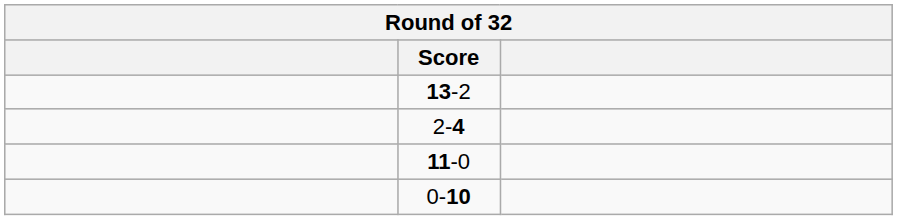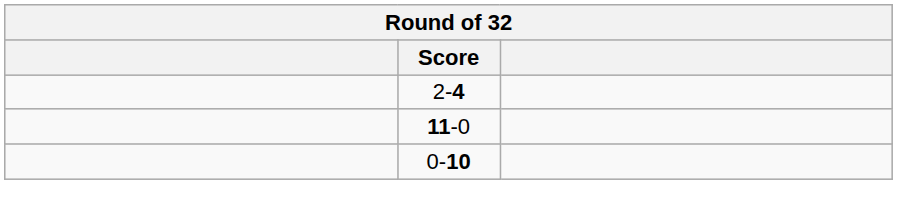- row: (449, 92)
